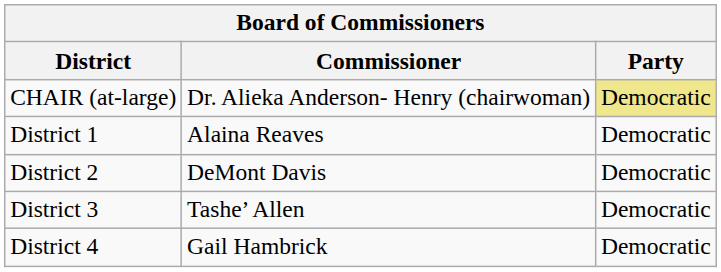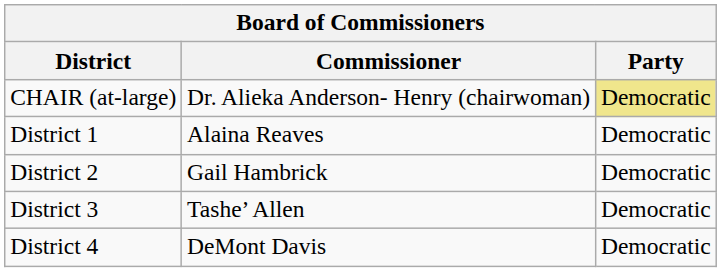(257, 172) DeMont Davis -> (257, 172) Gail Hambrick
(257, 246) Gail Hambrick -> (257, 246) DeMont Davis
